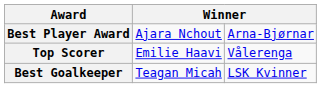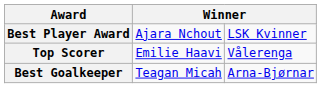(271, 34) Arna-Bjørnar -> (267, 34) LSK Kvinner
(267, 73) LSK Kvinner -> (271, 73) Arna-Bjørnar
